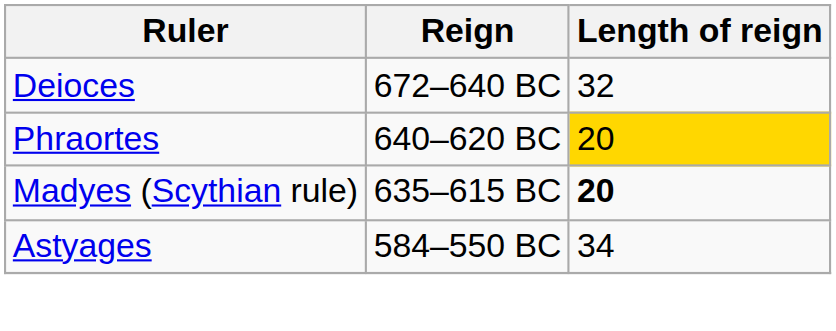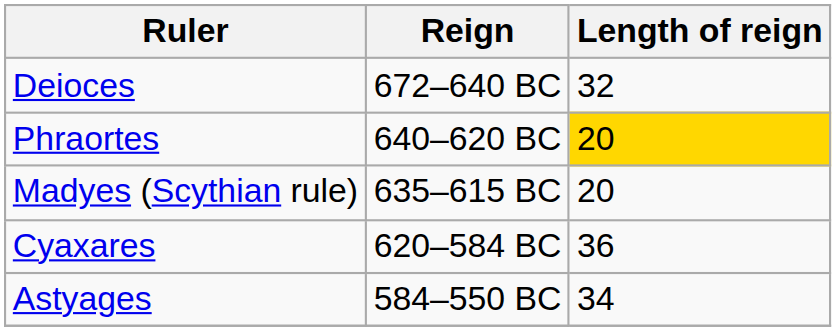(596, 191) bold -> (596, 191) normal
+ row: (84, 245)
